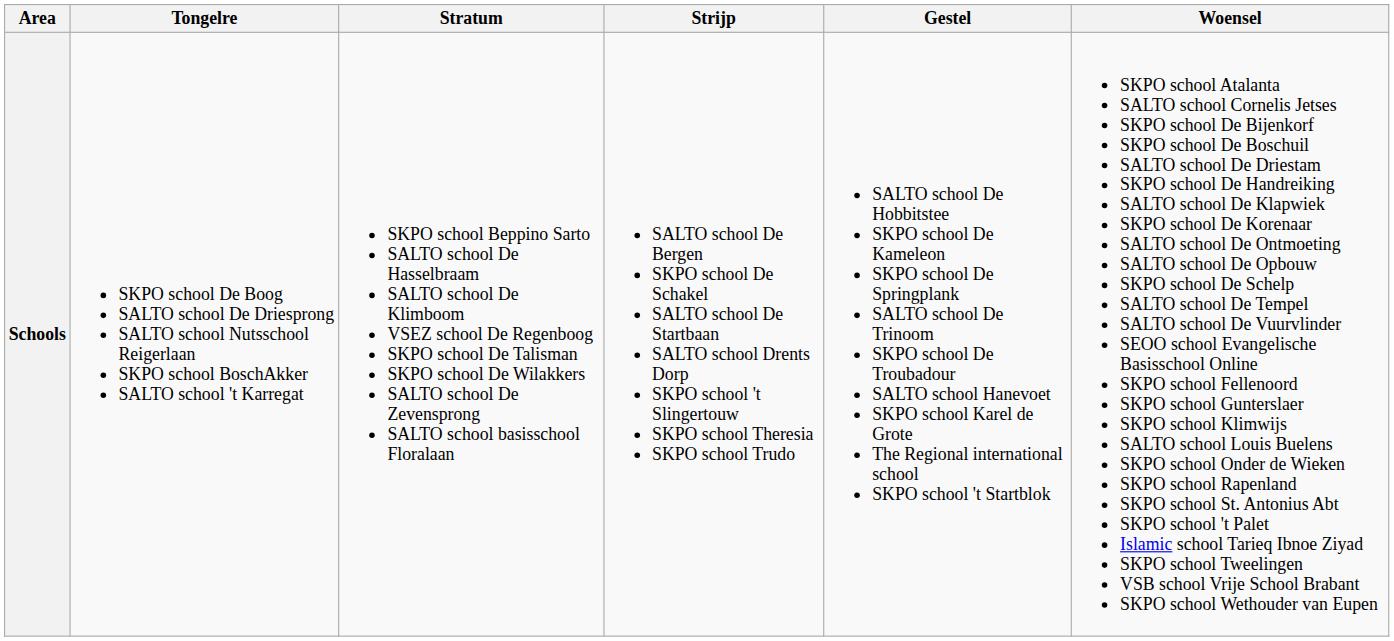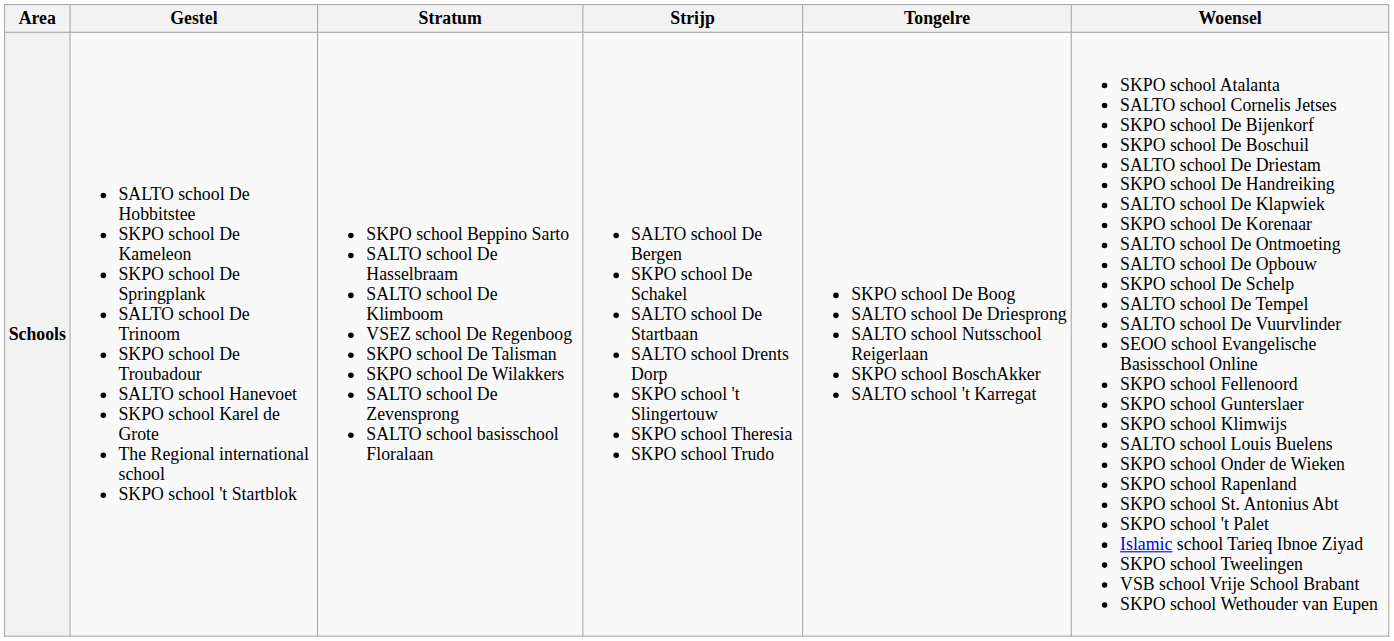columns swapped: (948, 18) <-> (204, 18)
